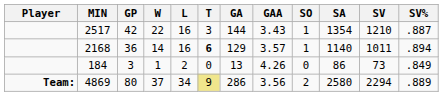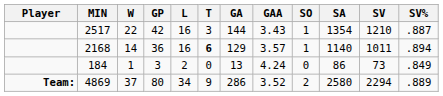columns swapped: (131, 13) <-> (158, 13)
(273, 65) 4.26 -> (273, 65) 4.24
(209, 83) khaki background -> (209, 83) no background
(273, 83) 3.56 -> (273, 83) 3.52
